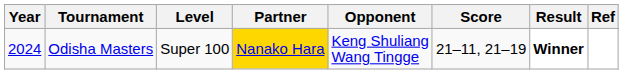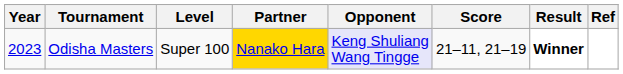(25, 49) 2024 -> (25, 49) 2023
(380, 49) no background -> (380, 49) lavender background
